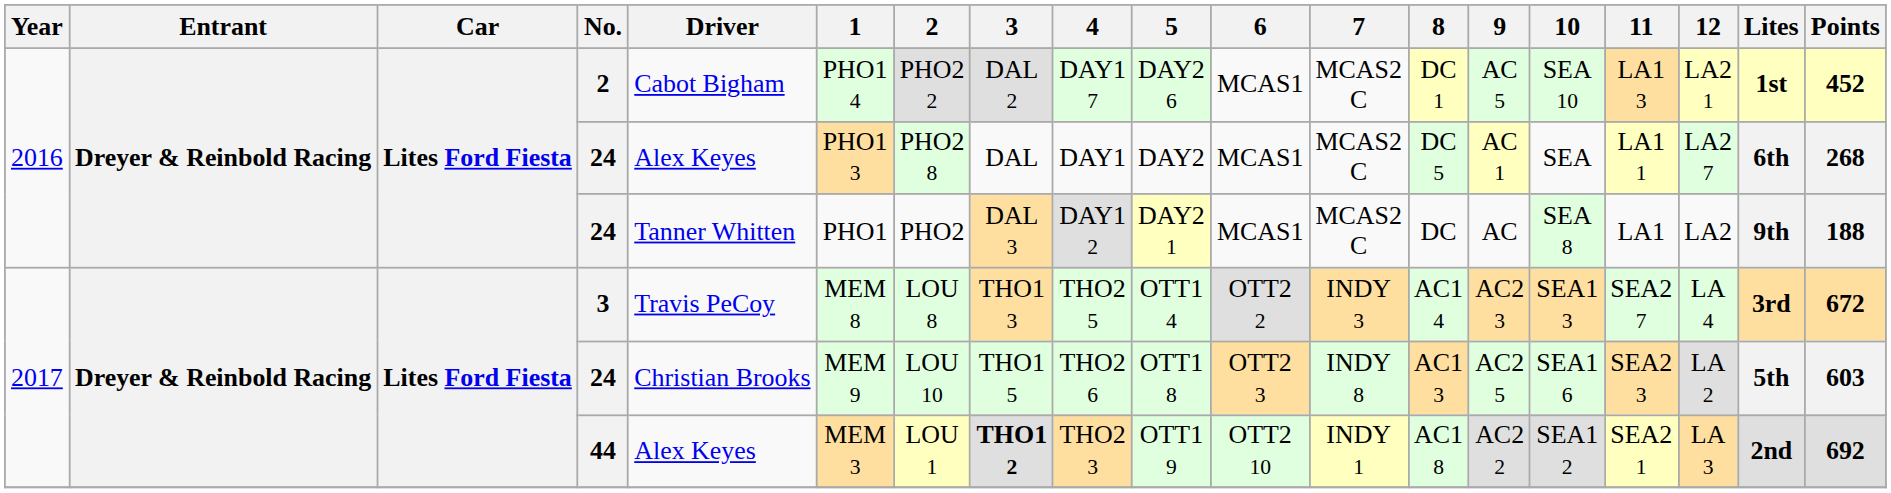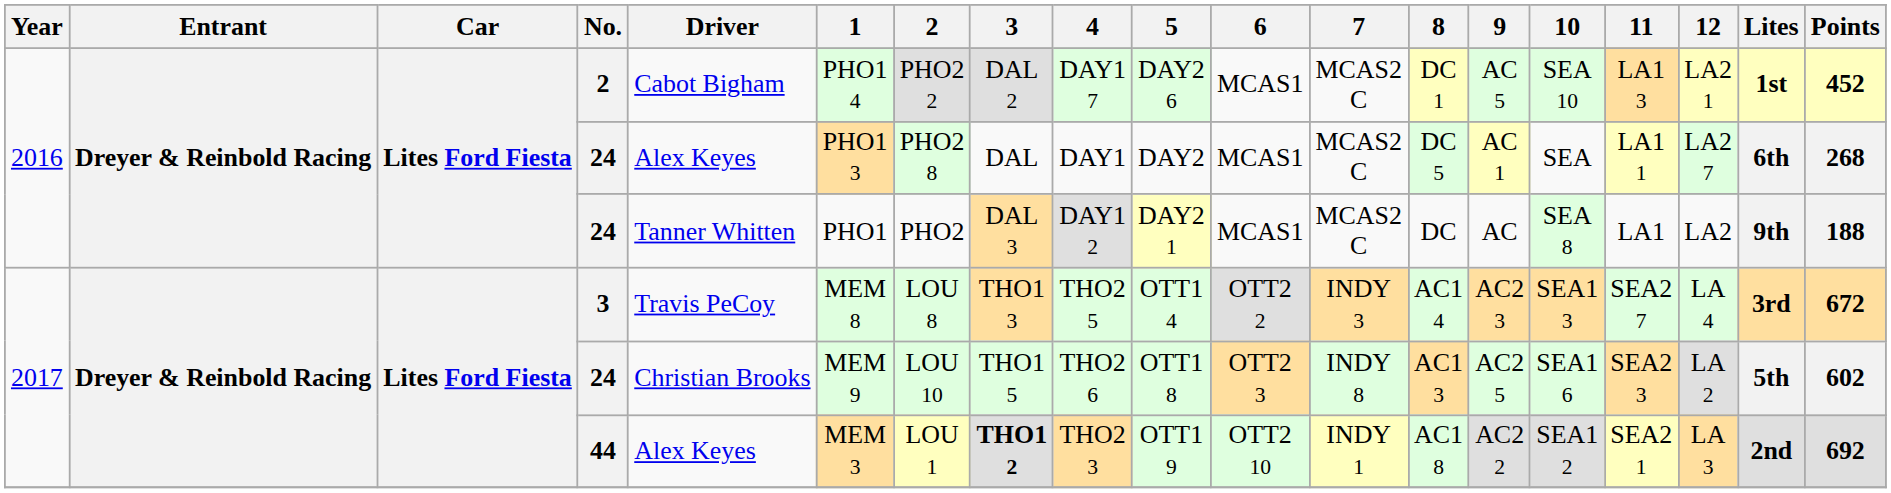(1845, 377) 603 -> (1845, 377) 602
